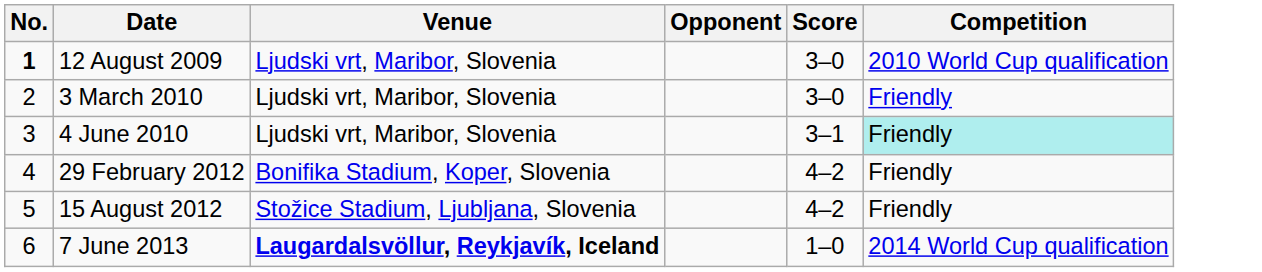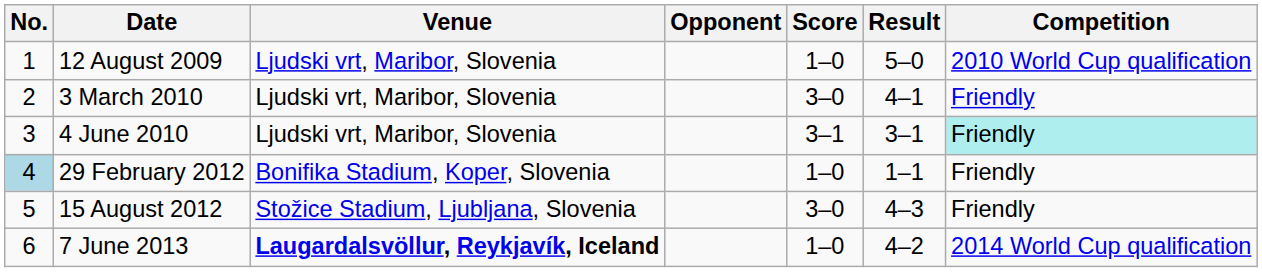+ column: (904, 23)
(29, 60) bold -> (29, 60) normal
(825, 60) 3–0 -> (825, 60) 1–0
(29, 172) no background -> (29, 172) lightblue background
(825, 172) 4–2 -> (825, 172) 1–0
(825, 209) 4–2 -> (825, 209) 3–0
